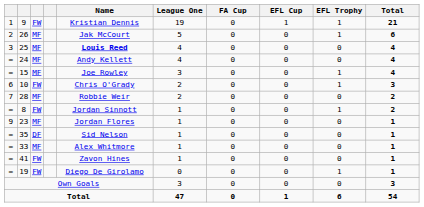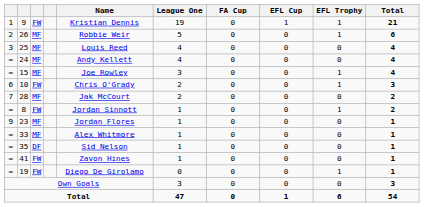(105, 36) Jak McCourt -> (105, 36) Robbie Weir
(105, 48) bold -> (105, 48) normal
(105, 97) Robbie Weir -> (105, 97) Jak McCourt
rows swapped: (24, 147) <-> (24, 134)
